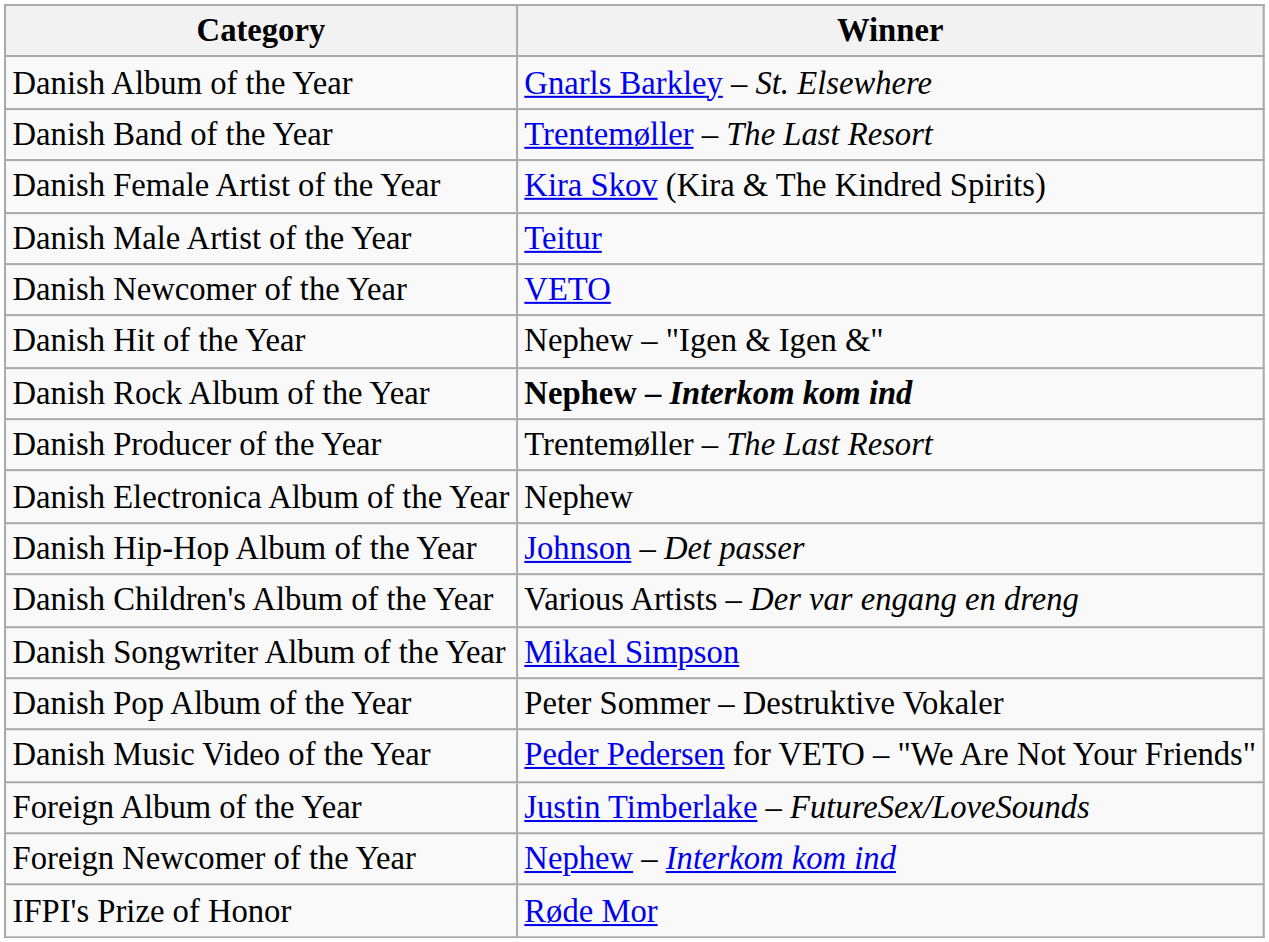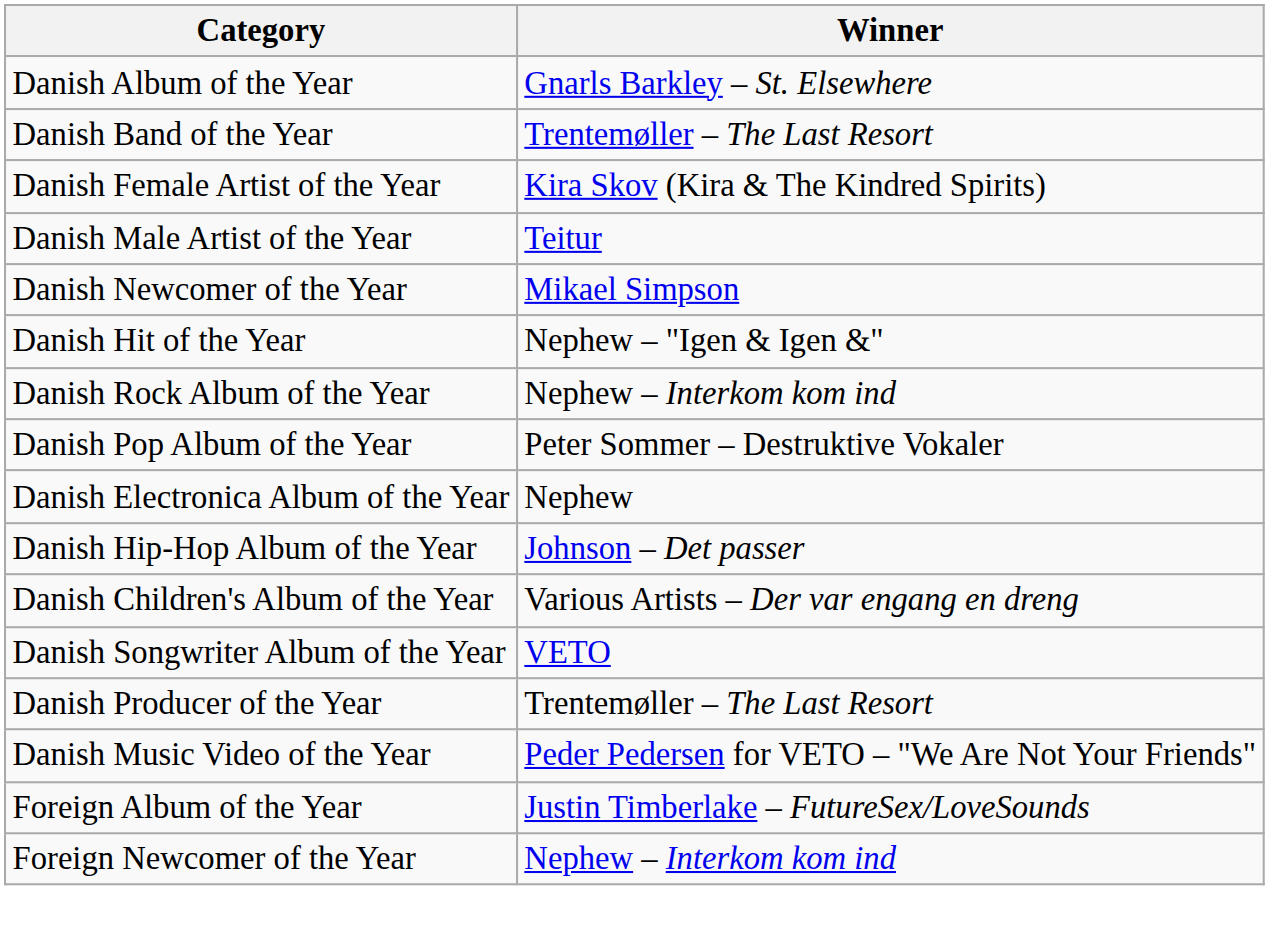(568, 289) VETO -> (632, 289) Mikael Simpson
(718, 392) bold -> (710, 392) normal
rows swapped: (212, 703) <-> (197, 444)
(632, 651) Mikael Simpson -> (568, 651) VETO
- row: (152, 910)
